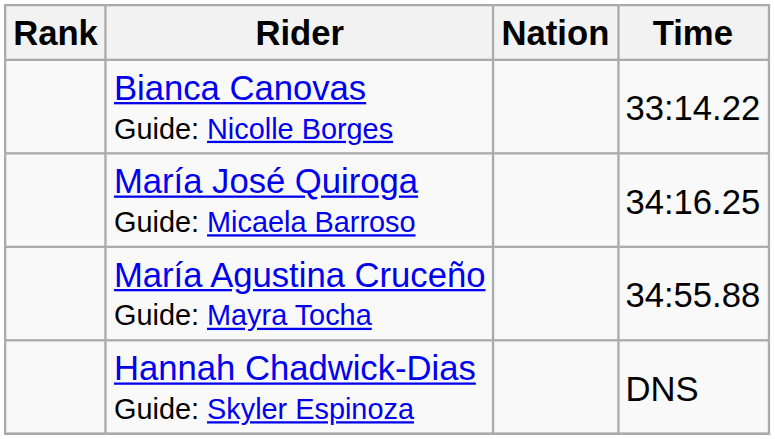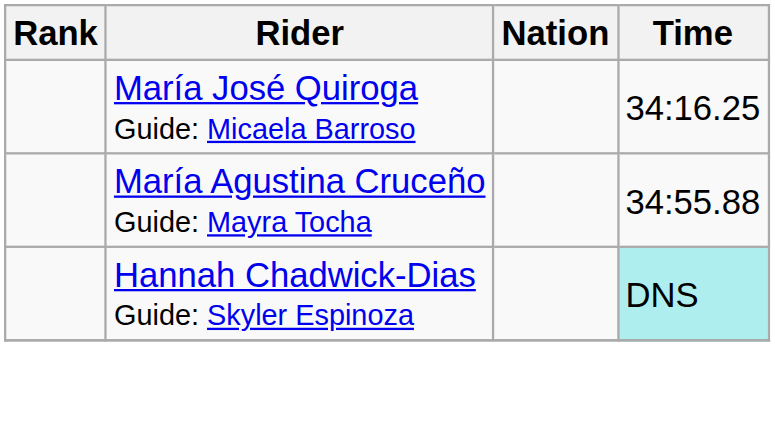- row: (254, 107)
(662, 388) no background -> (662, 294) paleturquoise background
